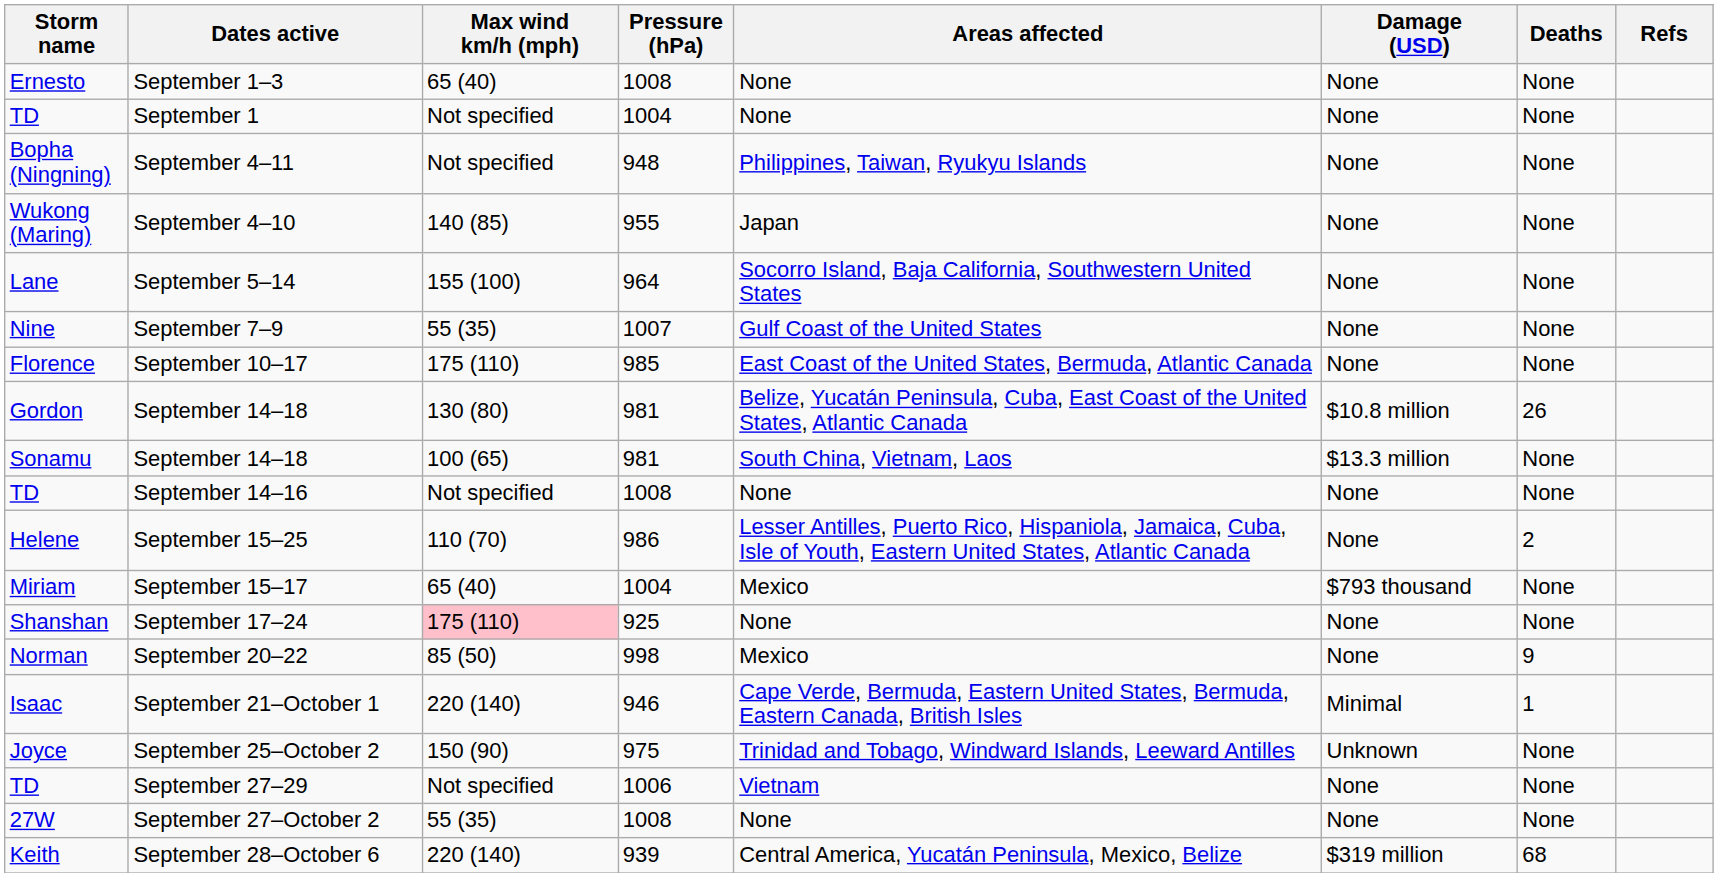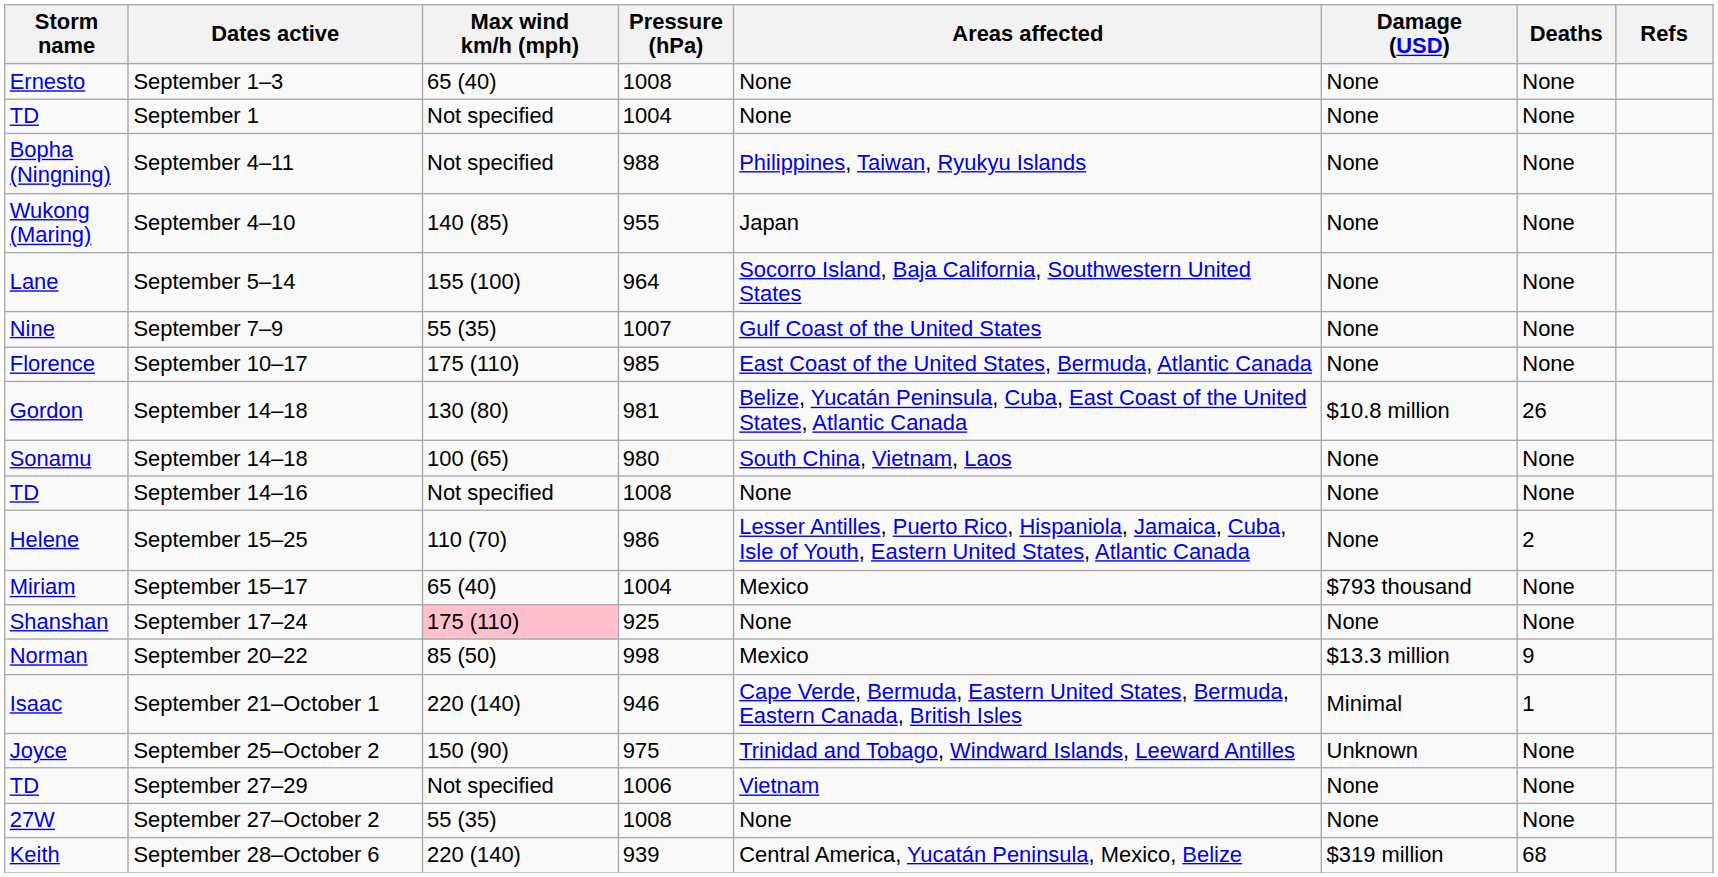(641, 163) 948 -> (641, 163) 988
(641, 458) 981 -> (641, 458) 980
(1388, 458) $13.3 million -> (1353, 458) None
(1353, 656) None -> (1388, 656) $13.3 million
